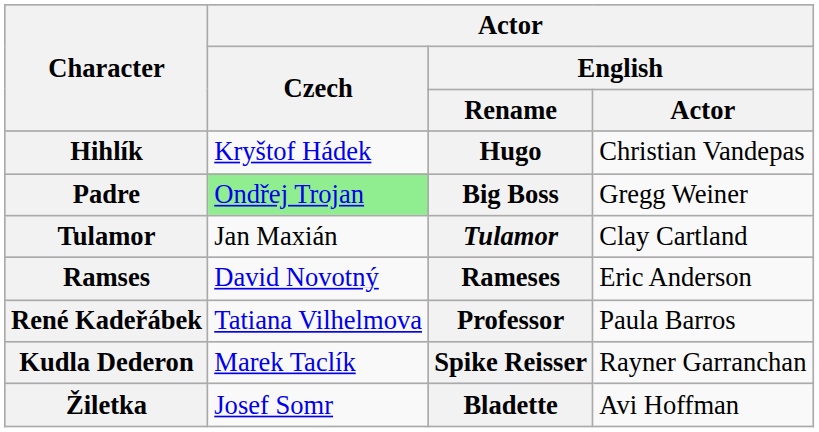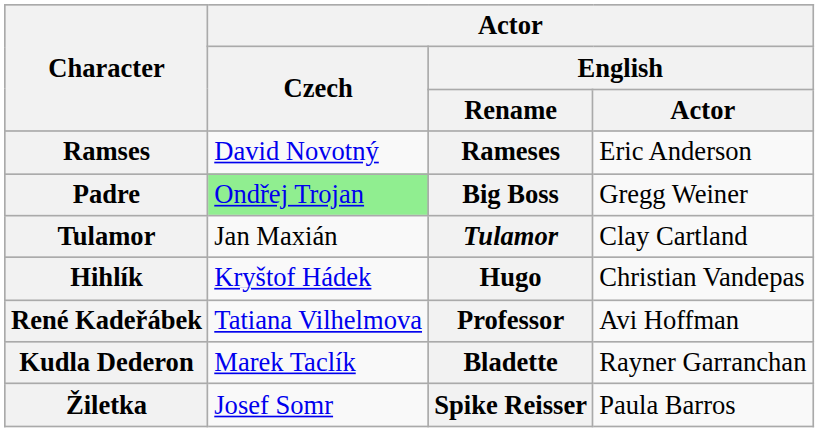rows swapped: (106, 151) <-> (106, 278)
(667, 320) Paula Barros -> (669, 320) Avi Hoffman
(511, 362) Spike Reisser -> (511, 362) Bladette
(511, 404) Bladette -> (511, 404) Spike Reisser
(669, 404) Avi Hoffman -> (667, 404) Paula Barros
